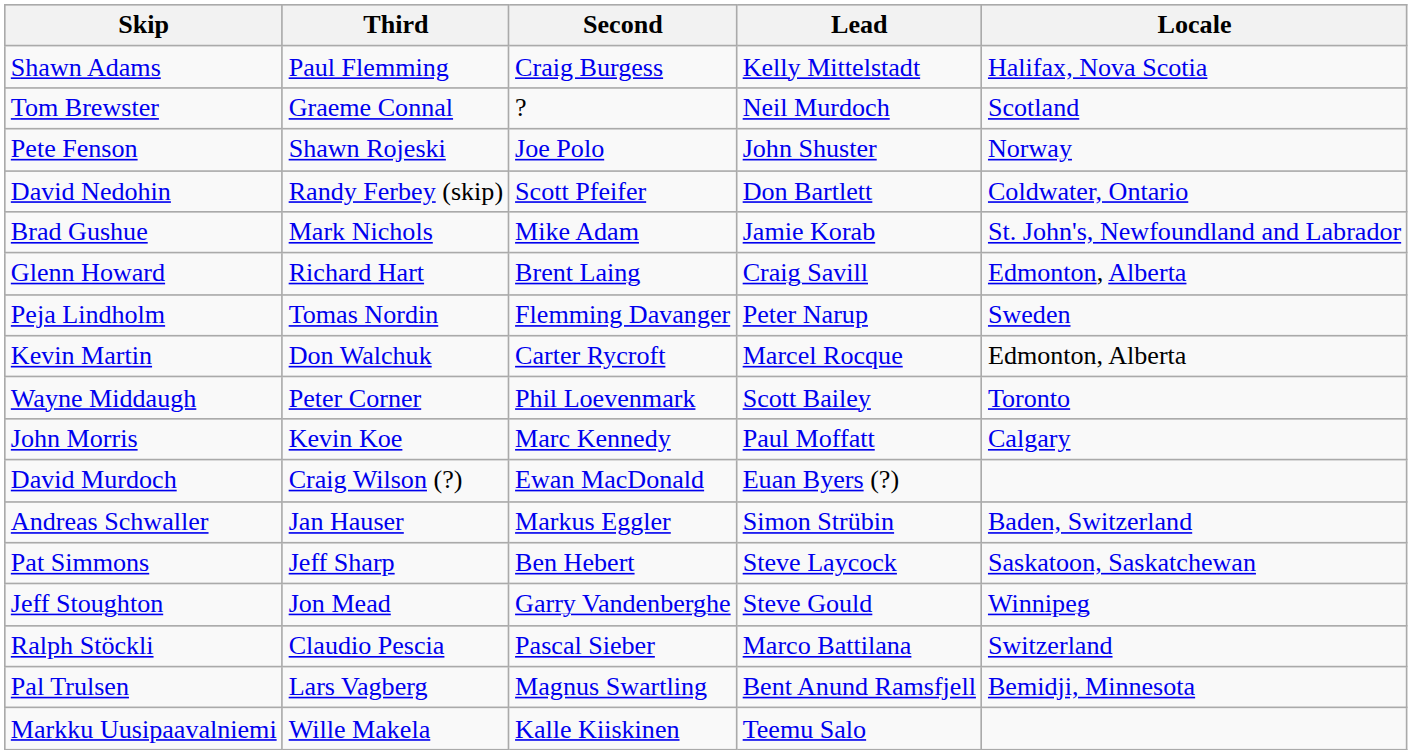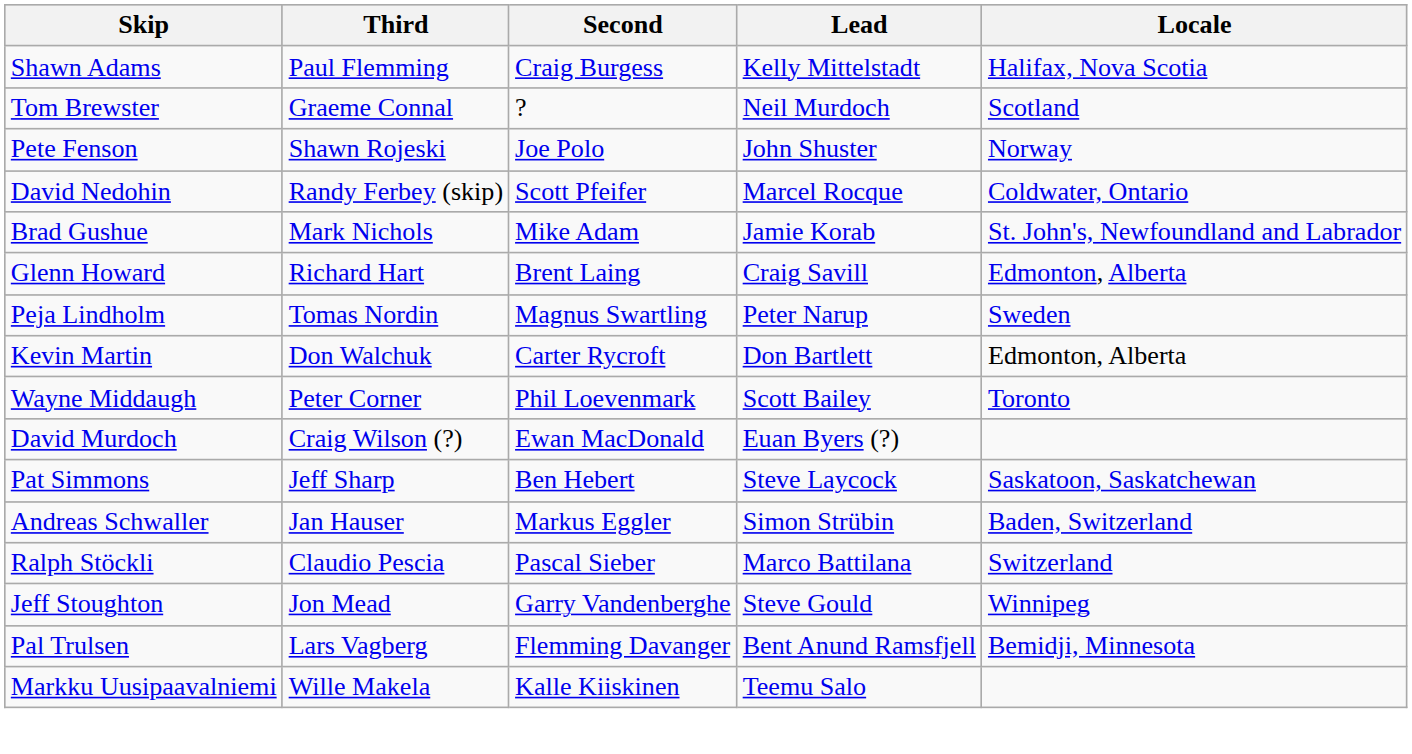(808, 190) Don Bartlett -> (823, 190) Marcel Rocque
(623, 314) Flemming Davanger -> (611, 314) Magnus Swartling
(823, 356) Marcel Rocque -> (808, 356) Don Bartlett
- row: (74, 438)
rows swapped: (110, 521) <-> (80, 562)
rows swapped: (82, 645) <-> (87, 604)
(611, 686) Magnus Swartling -> (623, 645) Flemming Davanger
